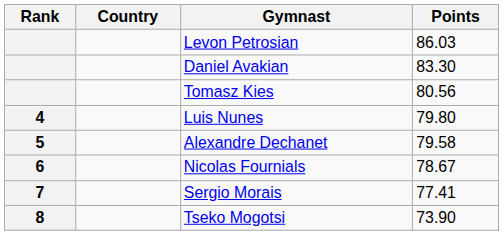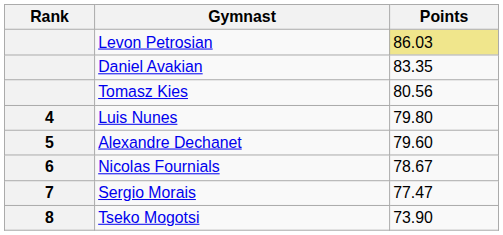- column: (128, 17)
(436, 42) no background -> (413, 42) khaki background
(436, 67) 83.30 -> (413, 67) 83.35
(436, 142) 79.58 -> (413, 142) 79.60
(436, 192) 77.41 -> (413, 192) 77.47
